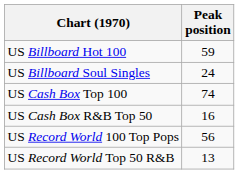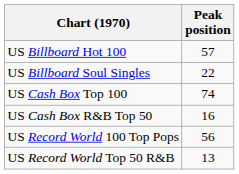(208, 51) 59 -> (208, 51) 57
(208, 72) 24 -> (208, 72) 22
